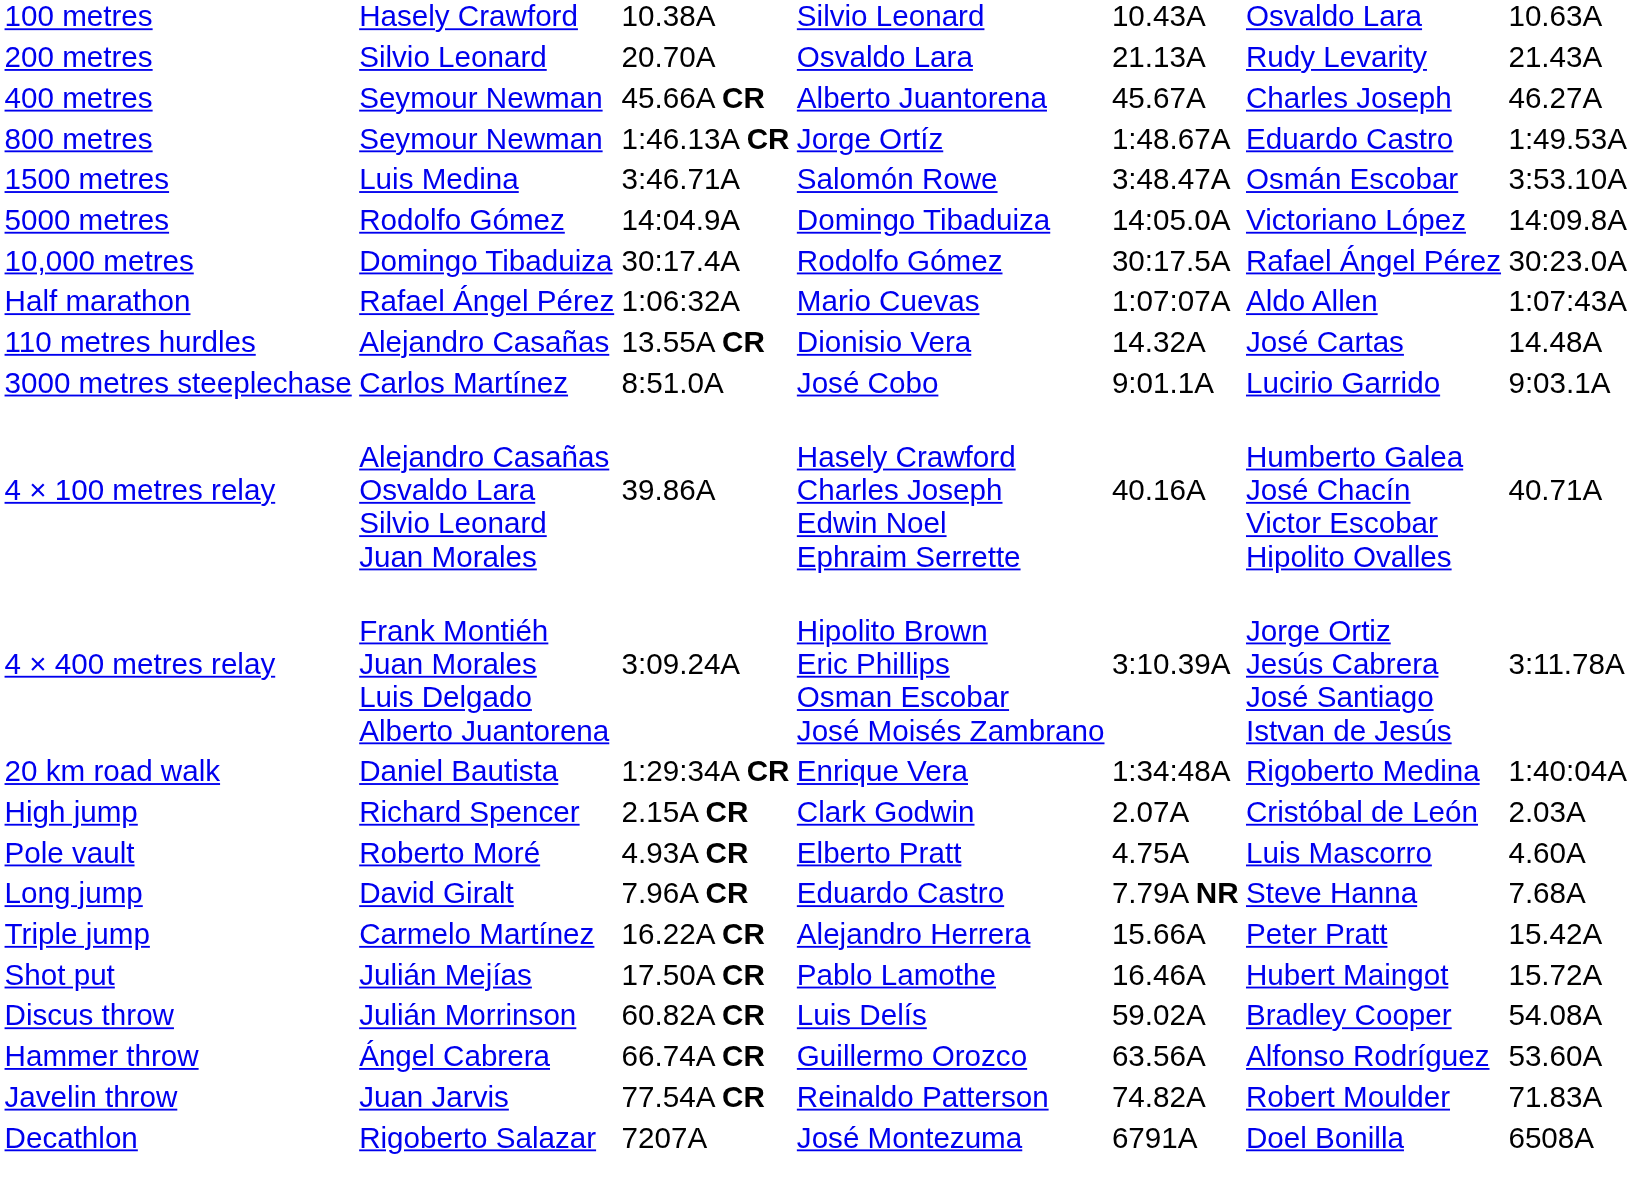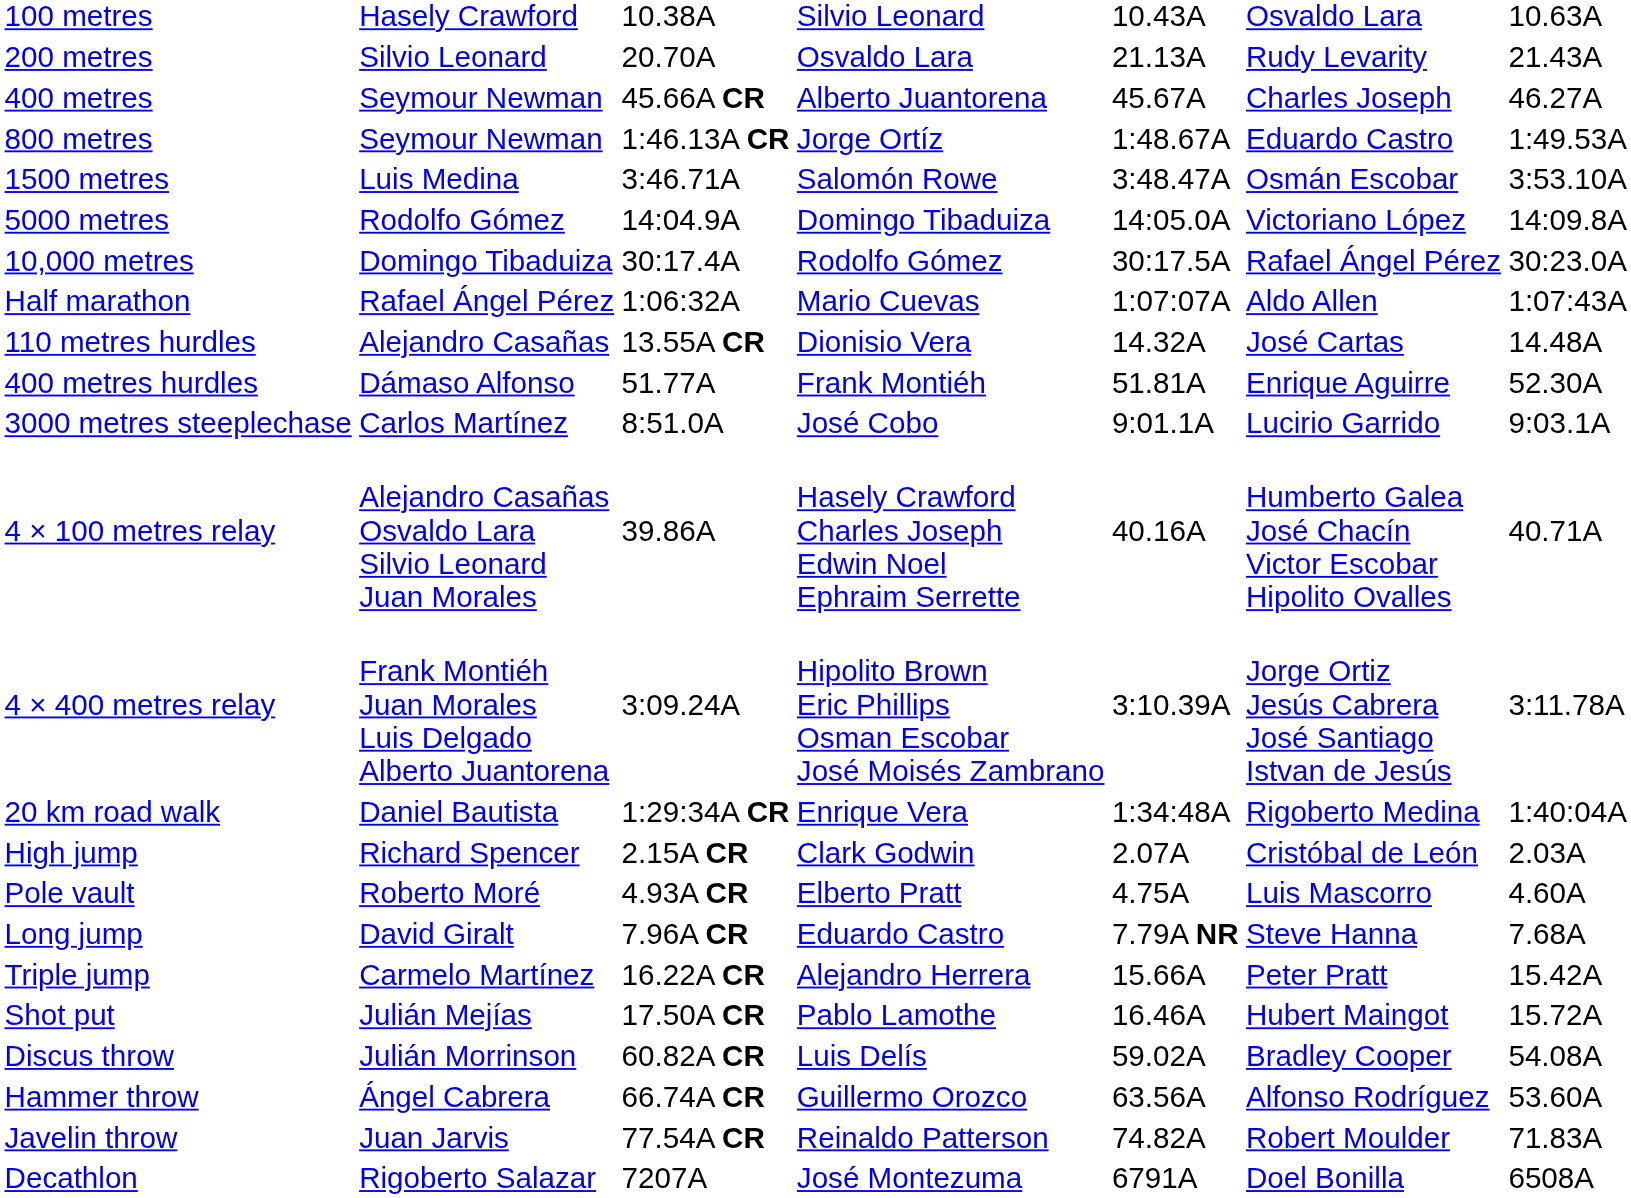+ row: (131, 383)
